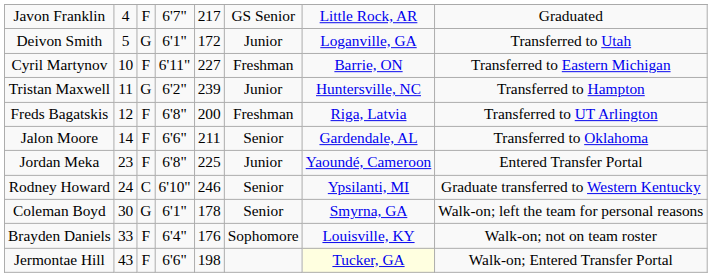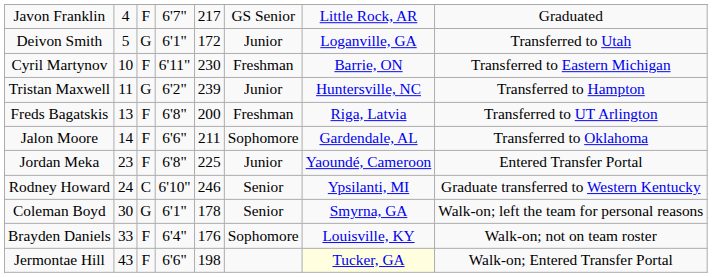(209, 65) 227 -> (209, 65) 230
(126, 114) 12 -> (126, 114) 13
(263, 138) Senior -> (263, 138) Sophomore
